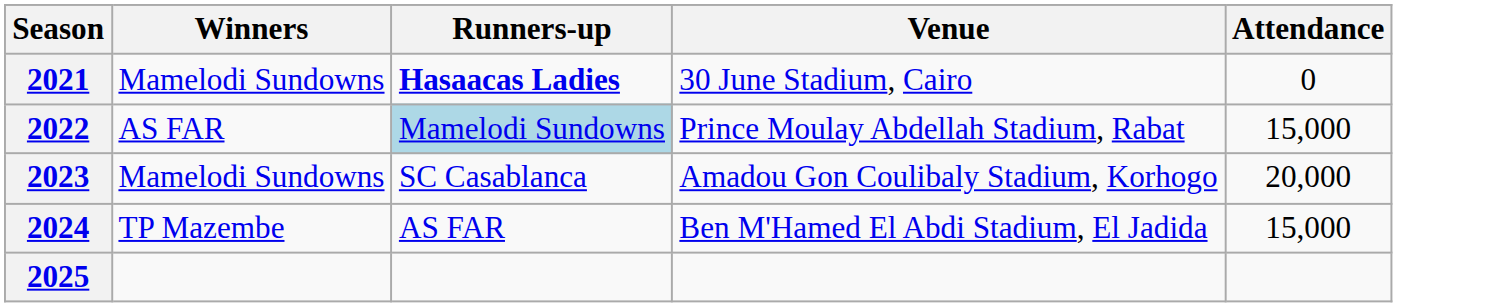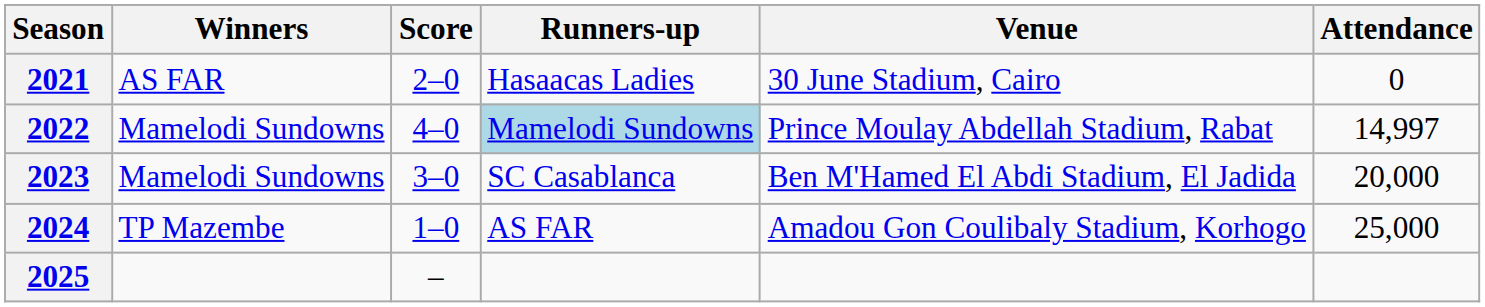+ column: (436, 29)
(251, 78) Mamelodi Sundowns -> (171, 78) AS FAR
(509, 78) bold -> (591, 78) normal
(171, 128) AS FAR -> (251, 128) Mamelodi Sundowns
(1308, 128) 15,000 -> (1397, 128) 14,997
(948, 177) Amadou Gon Coulibaly Stadium, Korhogo -> (1032, 177) Ben M'Hamed El Abdi Stadium, El Jadida
(943, 227) Ben M'Hamed El Abdi Stadium, El Jadida -> (1037, 227) Amadou Gon Coulibaly Stadium, Korhogo
(1308, 227) 15,000 -> (1397, 227) 25,000
